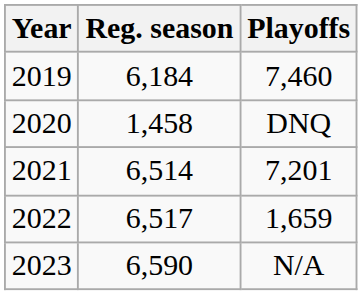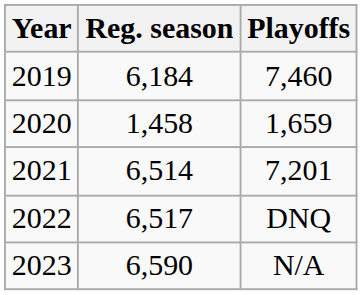(299, 123) DNQ -> (299, 123) 1,659
(299, 218) 1,659 -> (299, 218) DNQ
